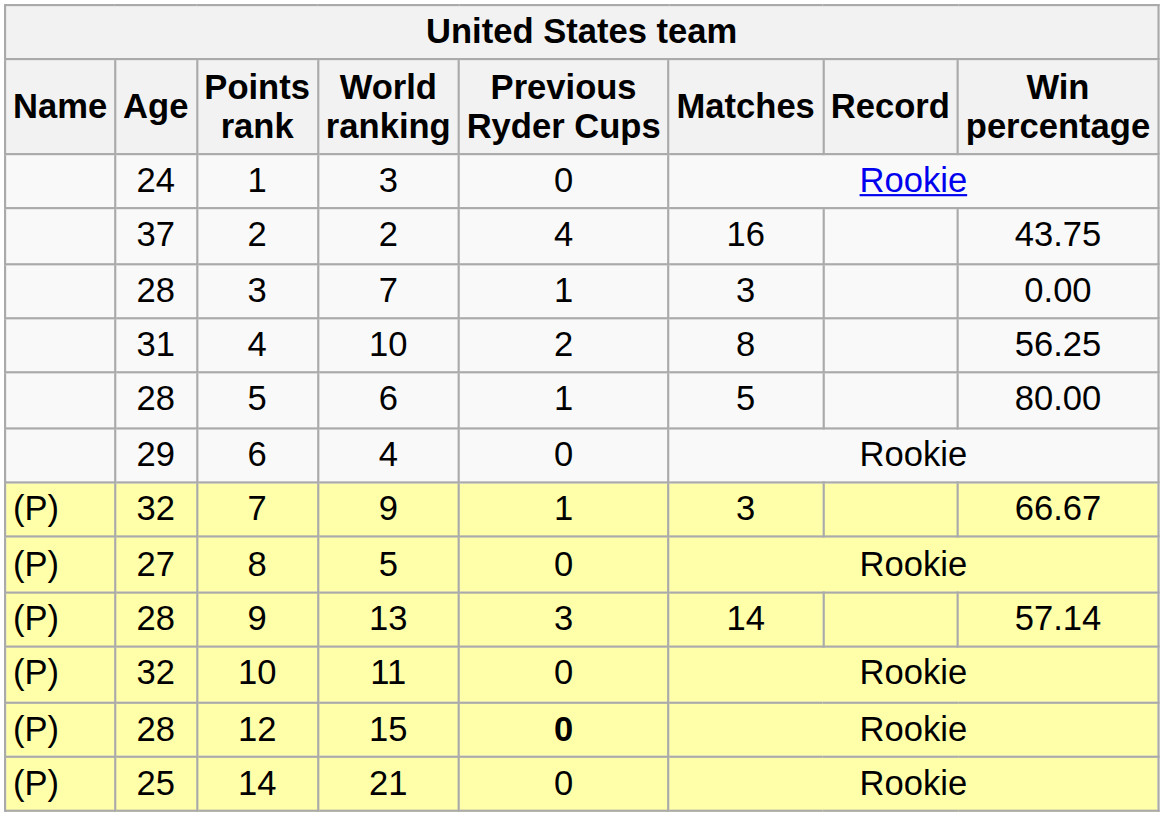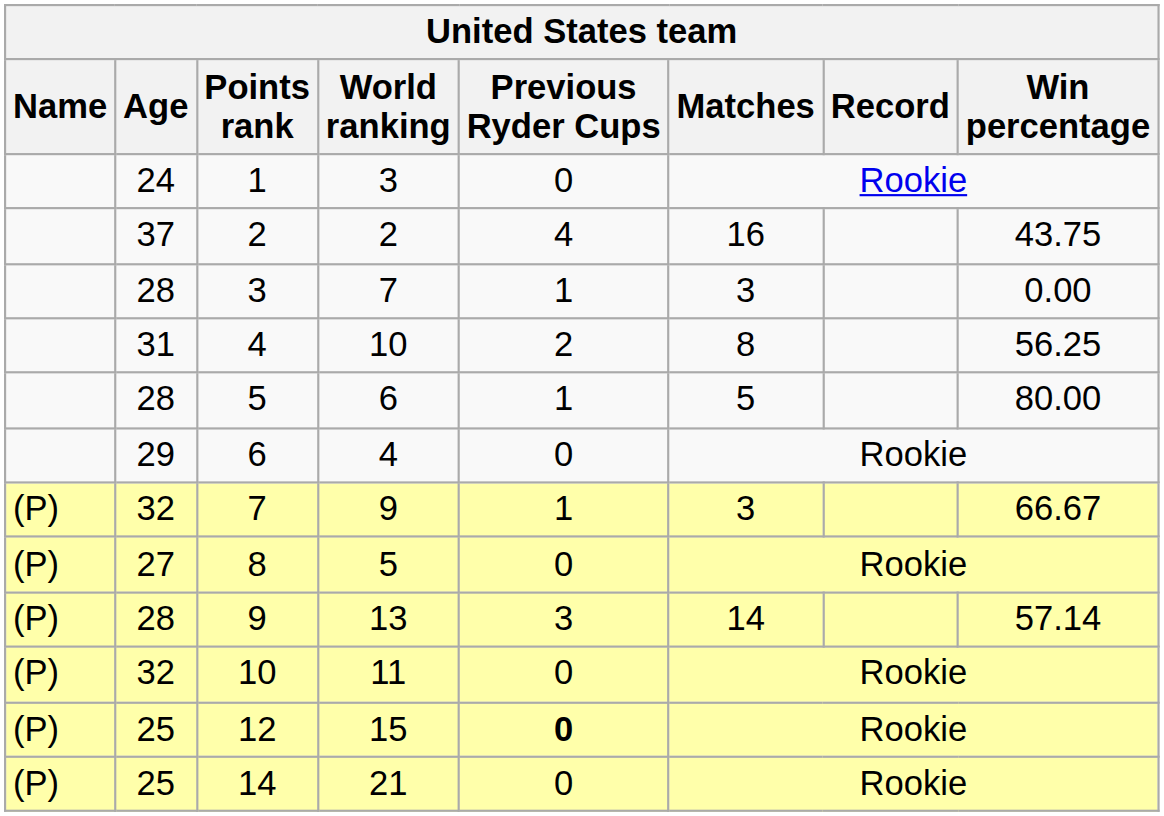(156, 728) 28 -> (156, 728) 25
